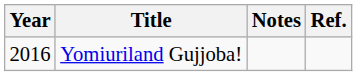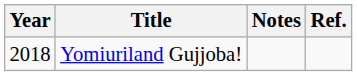(30, 53) 2016 -> (30, 53) 2018
